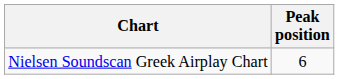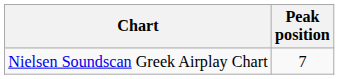(302, 61) 6 -> (302, 61) 7
